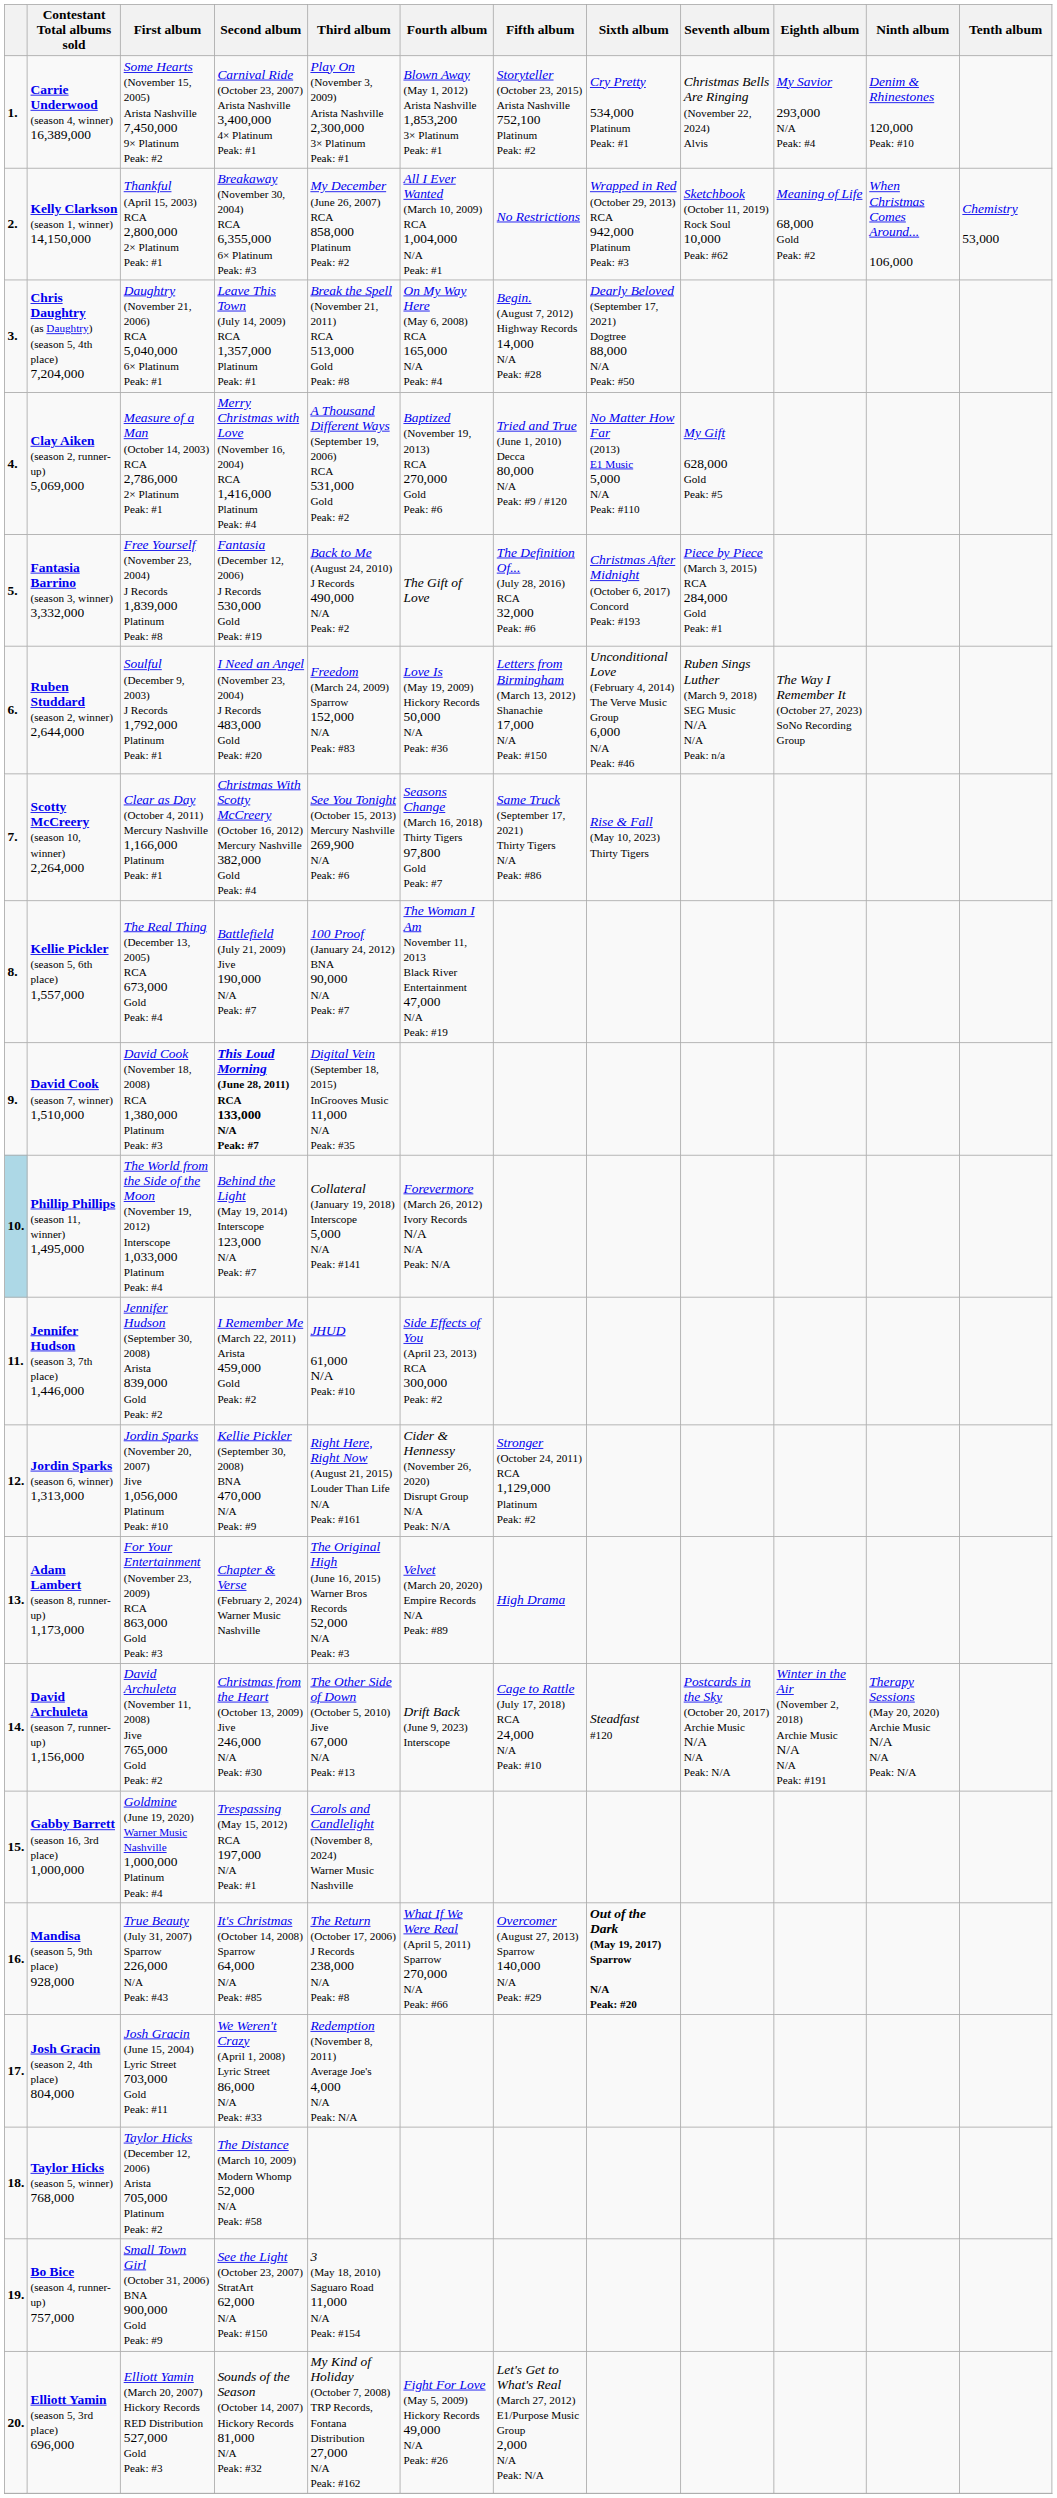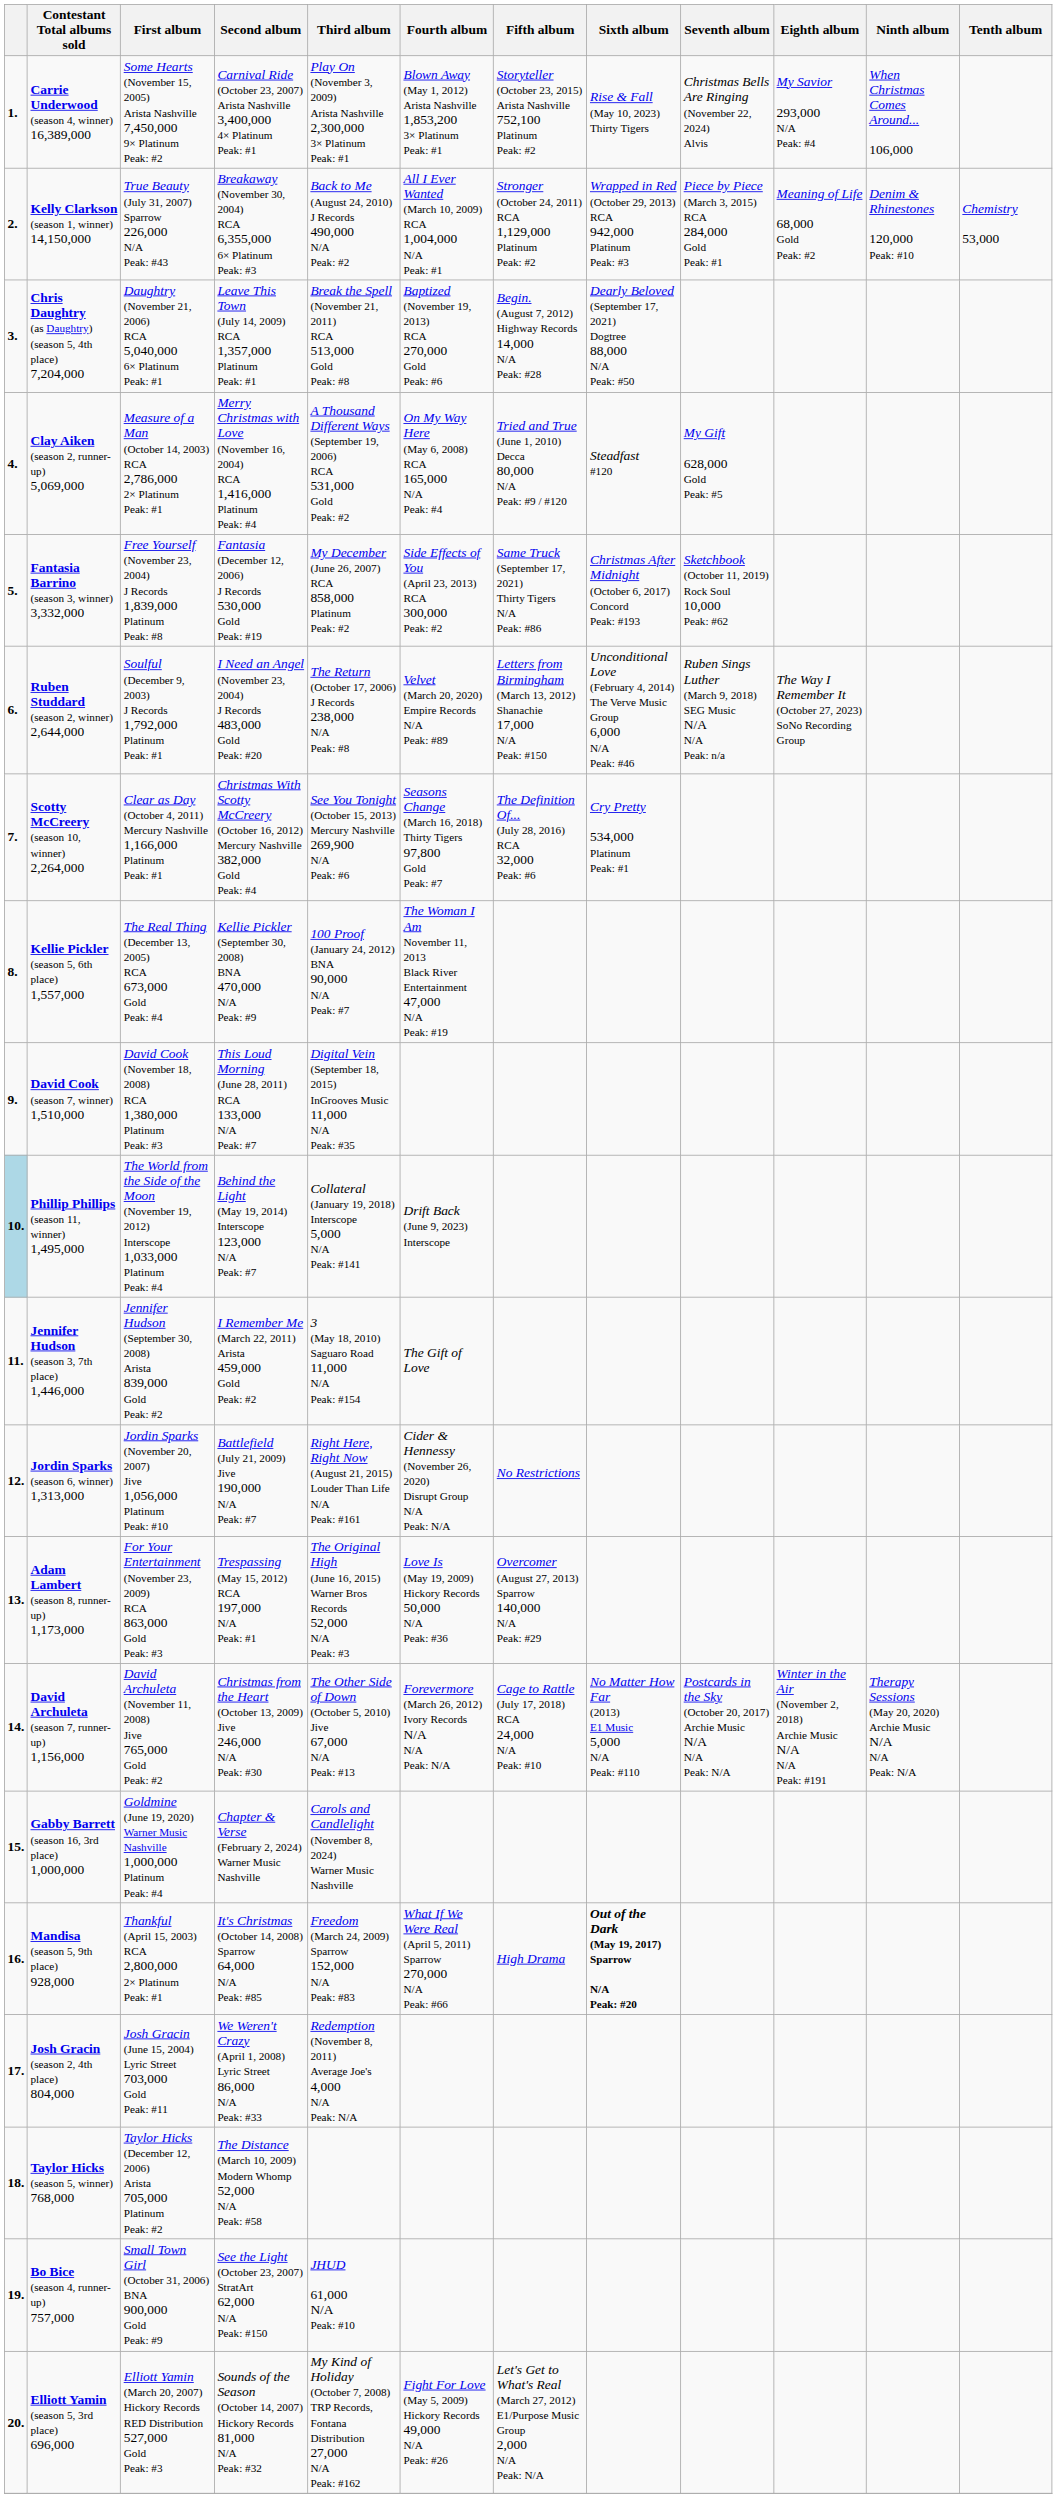(618, 112) Cry Pretty 534,000 Platinum Peak: #1 -> (625, 112) Rise & Fall (May 10, 2023) Thirty Tigers
(902, 112) Denim & Rhinestones 120,000 Peak: #10 -> (897, 112) When Christmas Comes Around... 106,000
(160, 224) Thankful (April 15, 2003) RCA 2,800,000 2× Platinum Peak: #1 -> (158, 224) True Beauty (July 31, 2007) Sparrow 226,000 N/A Peak: #43
(348, 224) My December (June 26, 2007) RCA 858,000 Platinum Peak: #2 -> (351, 224) Back to Me (August 24, 2010) J Records 490,000 N/A Peak: #2
(538, 216) No Restrictions -> (539, 224) Stronger (October 24, 2011) RCA 1,129,000 Platinum Peak: #2
(726, 224) Sketchbook (October 11, 2019) Rock Soul 10,000 Peak: #62 -> (723, 224) Piece by Piece (March 3, 2015) RCA 284,000 Gold Peak: #1
(897, 224) When Christmas Comes Around... 106,000 -> (902, 224) Denim & Rhinestones 120,000 Peak: #10
(436, 336) On My Way Here (May 6, 2008) RCA 165,000 N/A Peak: #4 -> (437, 336) Baptized (November 19, 2013) RCA 270,000 Gold Peak: #6
(437, 463) Baptized (November 19, 2013) RCA 270,000 Gold Peak: #6 -> (436, 463) On My Way Here (May 6, 2008) RCA 165,000 N/A Peak: #4
(632, 463) No Matter How Far (2013) E1 Music 5,000 N/A Peak: #110 -> (615, 463) Steadfast #120
(351, 590) Back to Me (August 24, 2010) J Records 490,000 N/A Peak: #2 -> (348, 590) My December (June 26, 2007) RCA 858,000 Platinum Peak: #2
(433, 590) The Gift of Love -> (442, 590) Side Effects of You (April 23, 2013) RCA 300,000 Peak: #2
(536, 590) The Definition Of... (July 28, 2016) RCA 32,000 Peak: #6 -> (531, 590) Same Truck (September 17, 2021) Thirty Tigers N/A Peak: #86
(723, 590) Piece by Piece (March 3, 2015) RCA 284,000 Gold Peak: #1 -> (726, 590) Sketchbook (October 11, 2019) Rock Soul 10,000 Peak: #62
(350, 710) Freedom (March 24, 2009) Sparrow 152,000 N/A Peak: #83 -> (353, 710) The Return (October 17, 2006) J Records 238,000 N/A Peak: #8
(442, 710) Love Is (May 19, 2009) Hickory Records 50,000 N/A Peak: #36 -> (443, 710) Velvet (March 20, 2020) Empire Records N/A Peak: #89
(531, 837) Same Truck (September 17, 2021) Thirty Tigers N/A Peak: #86 -> (536, 837) The Definition Of... (July 28, 2016) RCA 32,000 Peak: #6
(625, 837) Rise & Fall (May 10, 2023) Thirty Tigers -> (618, 837) Cry Pretty 534,000 Platinum Peak: #1
(251, 971) Battlefield (July 21, 2009) Jive 190,000 N/A Peak: #7 -> (255, 971) Kellie Pickler (September 30, 2008) BNA 470,000 N/A Peak: #9
(253, 1099) bold -> (252, 1099) normal
(443, 1226) Forevermore (March 26, 2012) Ivory Records N/A N/A Peak: N/A -> (436, 1226) Drift Back (June 9, 2023) Interscope
(333, 1360) JHUD 61,000 N/A Peak: #10 -> (345, 1360) 3 (May 18, 2010) Saguaro Road 11,000 N/A Peak: #154
(442, 1360) Side Effects of You (April 23, 2013) RCA 300,000 Peak: #2 -> (433, 1360) The Gift of Love
(255, 1480) Kellie Pickler (September 30, 2008) BNA 470,000 N/A Peak: #9 -> (251, 1480) Battlefield (July 21, 2009) Jive 190,000 N/A Peak: #7
(539, 1480) Stronger (October 24, 2011) RCA 1,129,000 Platinum Peak: #2 -> (538, 1472) No Restrictions
(260, 1600) Chapter & Verse (February 2, 2024) Warner Music Nashville -> (252, 1600) Trespassing (May 15, 2012) RCA 197,000 N/A Peak: #1
(443, 1600) Velvet (March 20, 2020) Empire Records N/A Peak: #89 -> (442, 1600) Love Is (May 19, 2009) Hickory Records 50,000 N/A Peak: #36
(531, 1600) High Drama -> (538, 1600) Overcomer (August 27, 2013) Sparrow 140,000 N/A Peak: #29
(436, 1727) Drift Back (June 9, 2023) Interscope -> (443, 1727) Forevermore (March 26, 2012) Ivory Records N/A N/A Peak: N/A
(615, 1727) Steadfast #120 -> (632, 1727) No Matter How Far (2013) E1 Music 5,000 N/A Peak: #110
(252, 1846) Trespassing (May 15, 2012) RCA 197,000 N/A Peak: #1 -> (260, 1846) Chapter & Verse (February 2, 2024) Warner Music Nashville
(158, 1958) True Beauty (July 31, 2007) Sparrow 226,000 N/A Peak: #43 -> (160, 1958) Thankful (April 15, 2003) RCA 2,800,000 2× Platinum Peak: #1
(353, 1958) The Return (October 17, 2006) J Records 238,000 N/A Peak: #8 -> (350, 1958) Freedom (March 24, 2009) Sparrow 152,000 N/A Peak: #83
(538, 1958) Overcomer (August 27, 2013) Sparrow 140,000 N/A Peak: #29 -> (531, 1958) High Drama
(345, 2295) 3 (May 18, 2010) Saguaro Road 11,000 N/A Peak: #154 -> (333, 2295) JHUD 61,000 N/A Peak: #10
